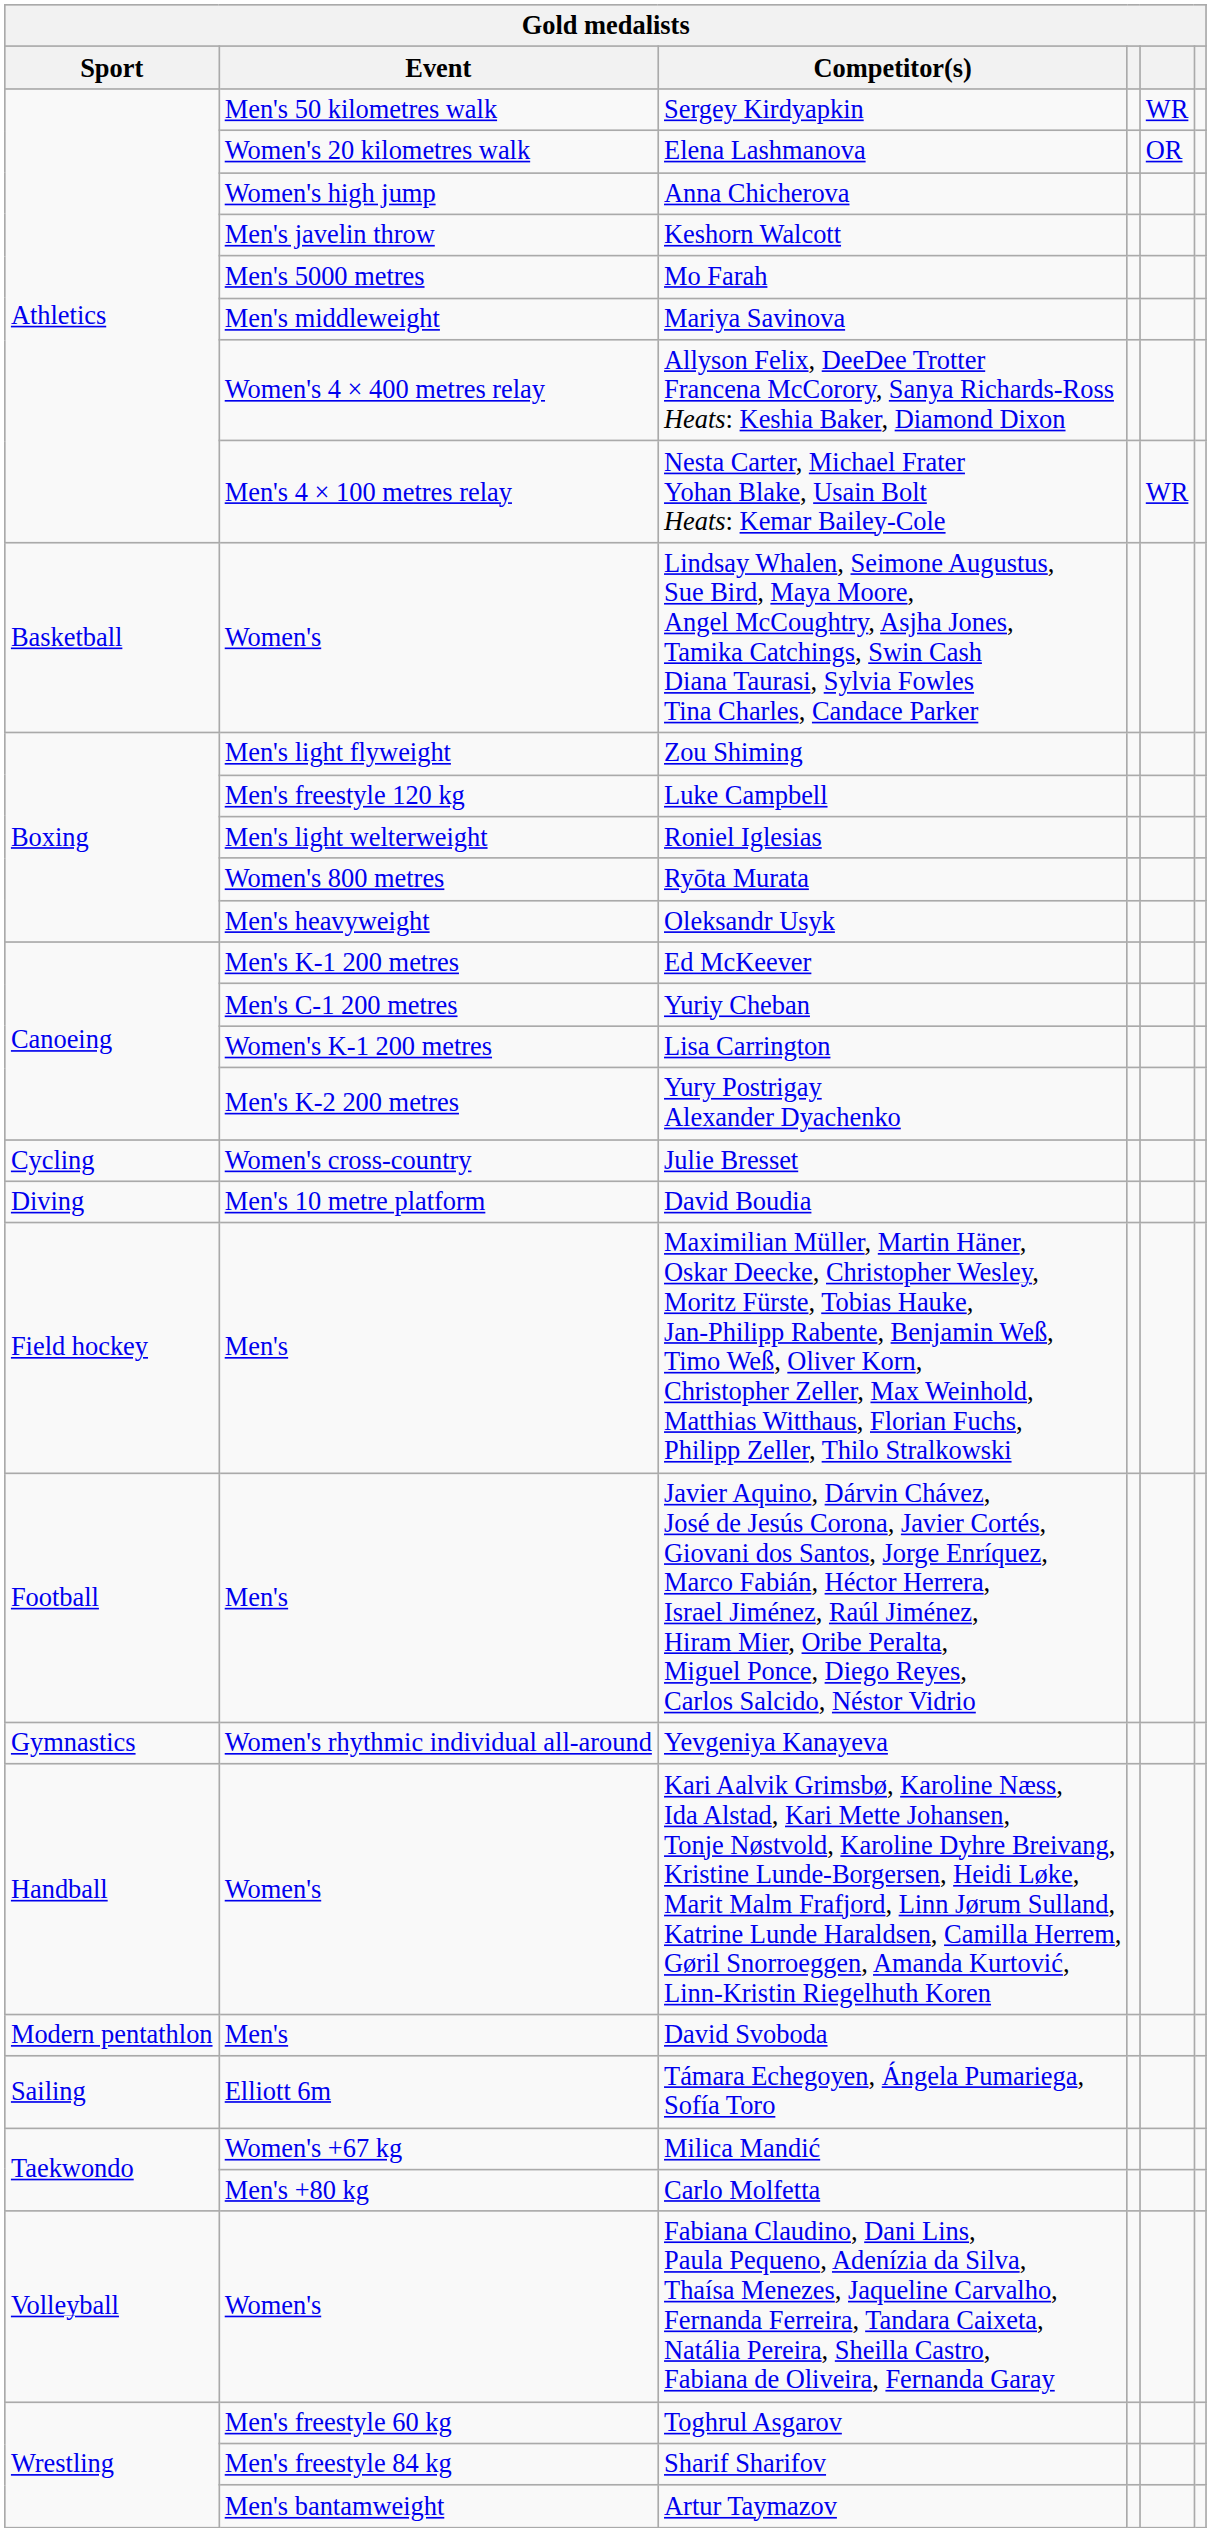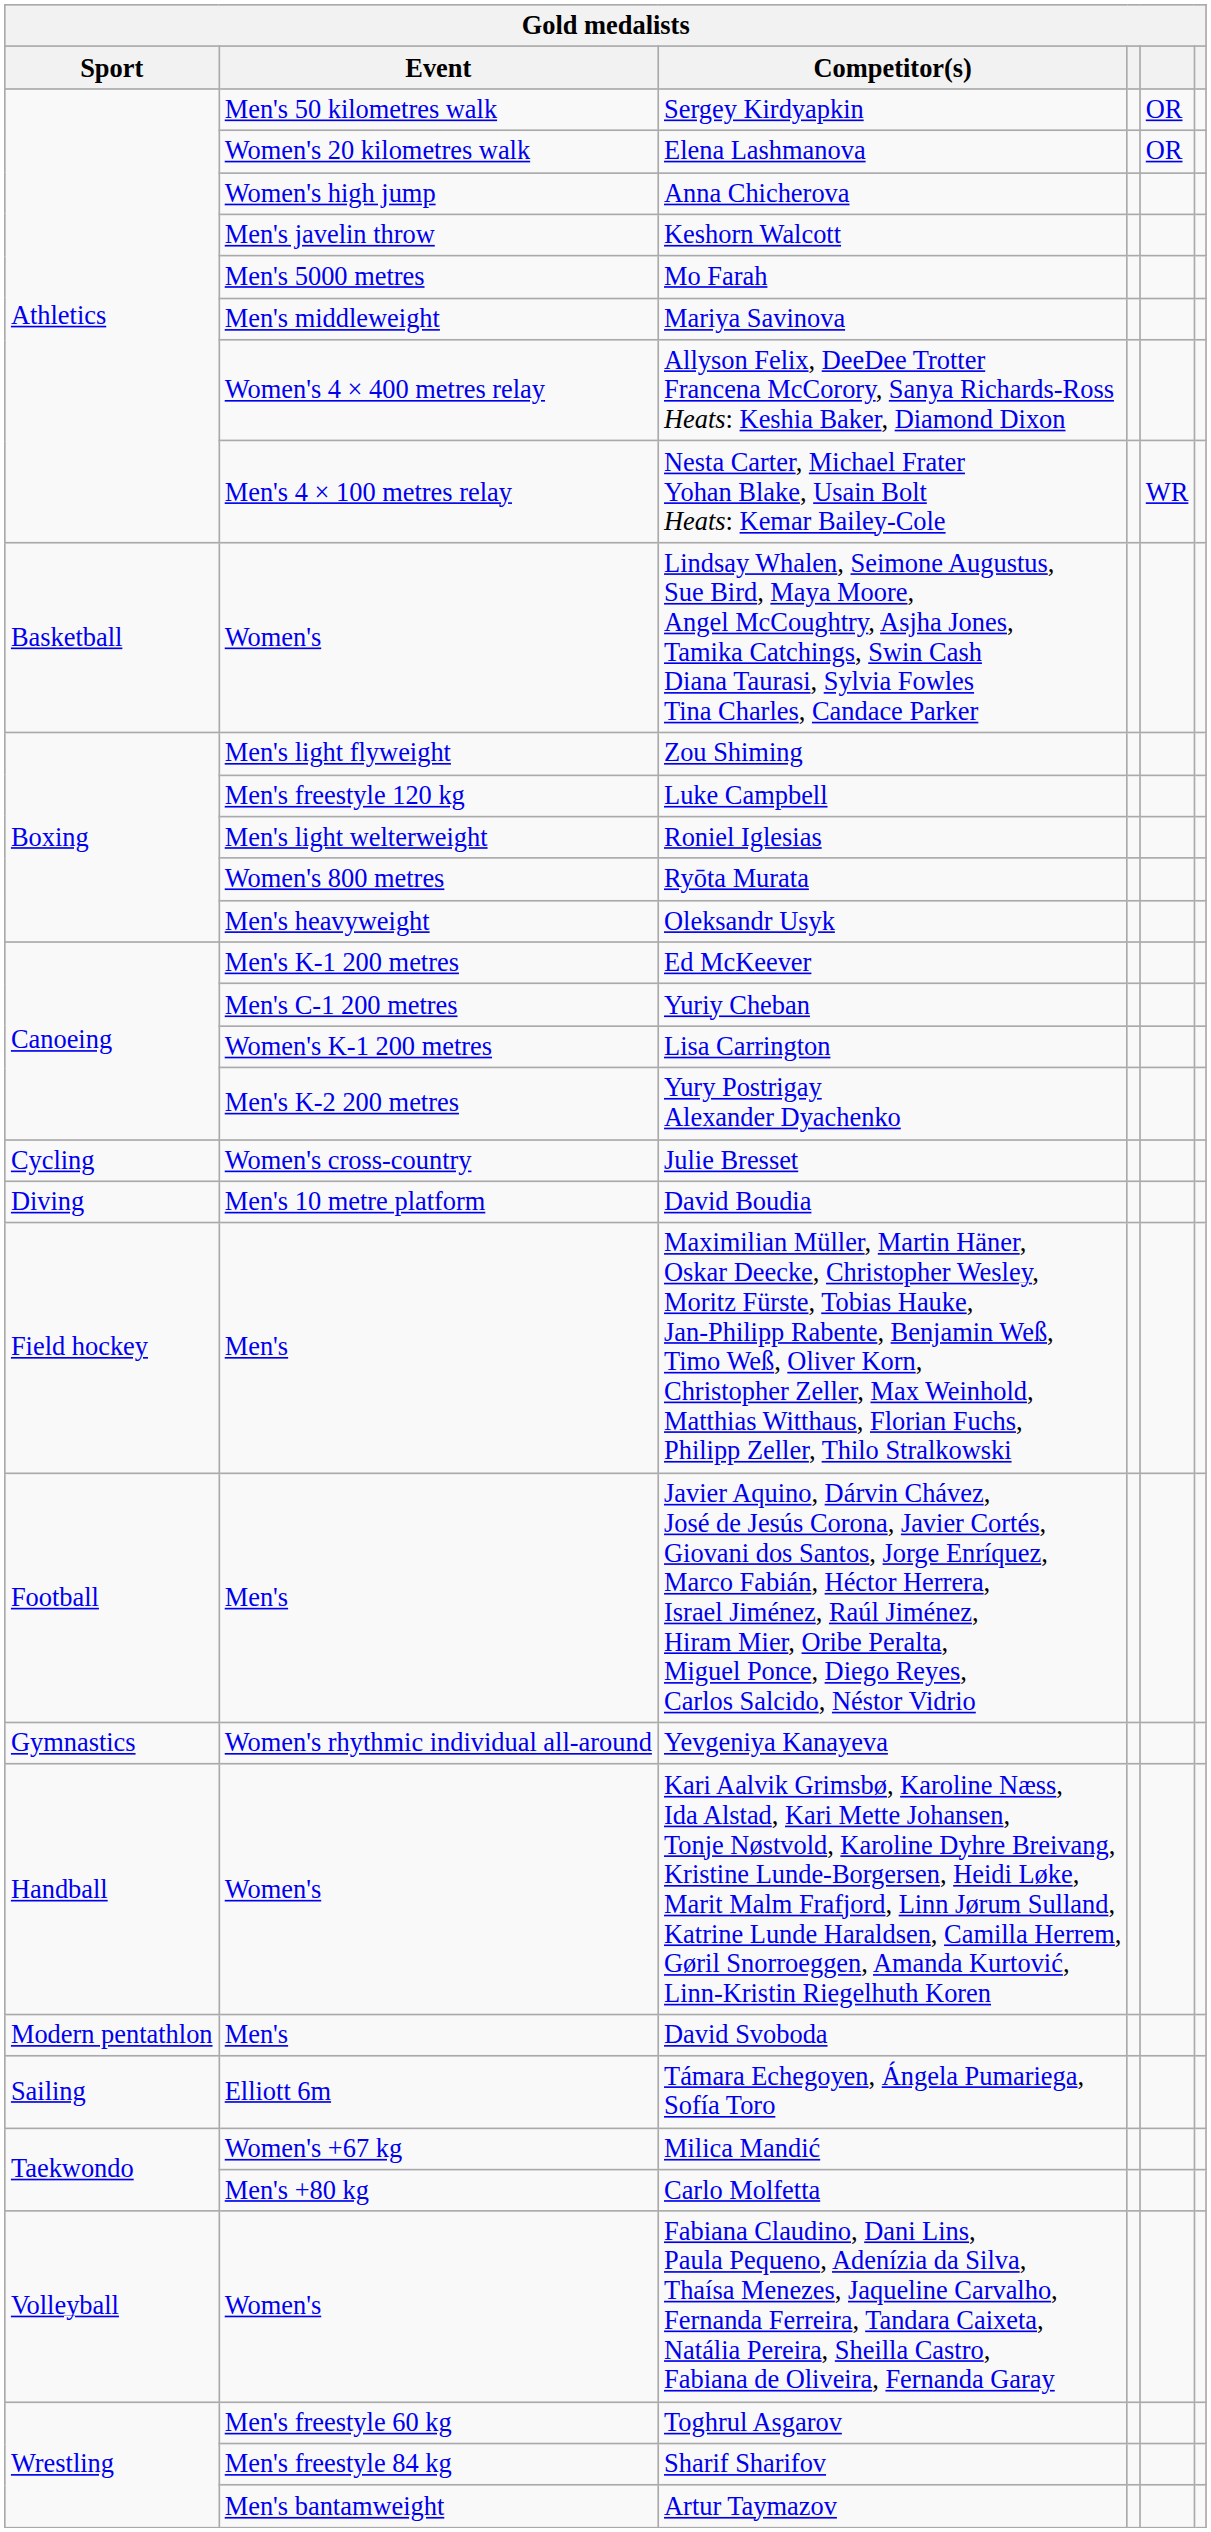(1167, 109) WR -> (1164, 109) OR
